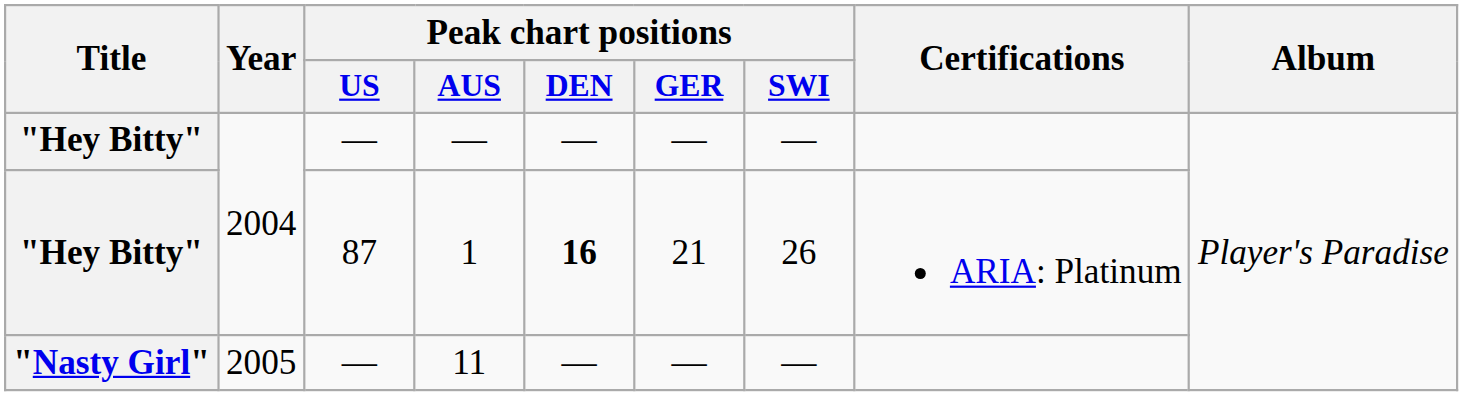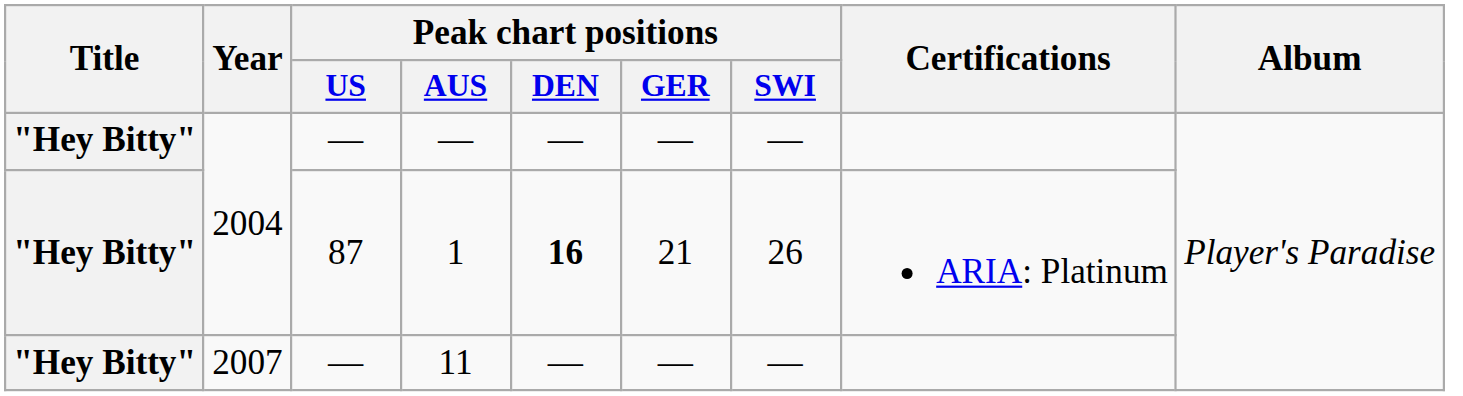(111, 362) "Nasty Girl" -> (105, 362) "Hey Bitty"
(261, 362) 2005 -> (247, 362) 2007
